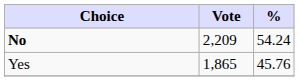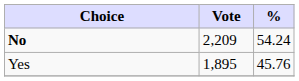(220, 64) 1,865 -> (220, 64) 1,895
